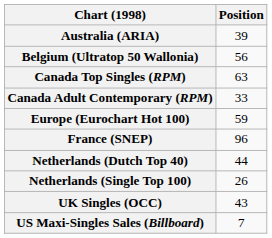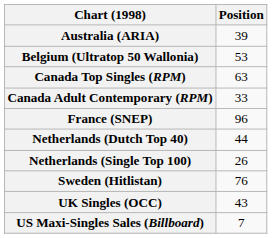(241, 56) 56 -> (241, 56) 53
- row: (110, 118)
+ row: (110, 181)
